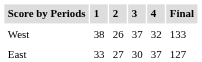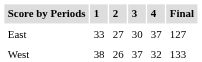rows swapped: (19, 34) <-> (17, 54)
